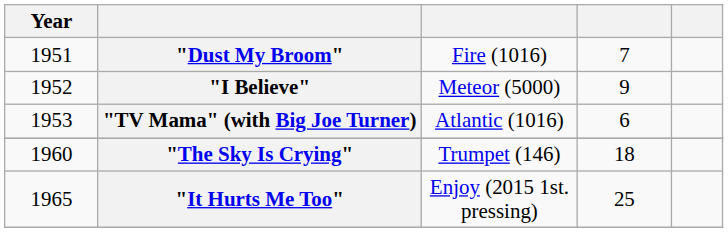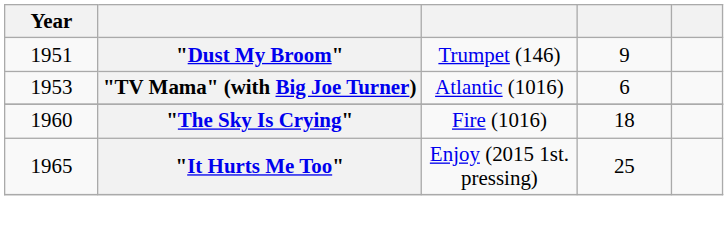(499, 54) Fire (1016) -> (499, 54) Trumpet (146)
(624, 54) 7 -> (624, 54) 9
- row: (260, 87)
(499, 154) Trumpet (146) -> (499, 120) Fire (1016)
